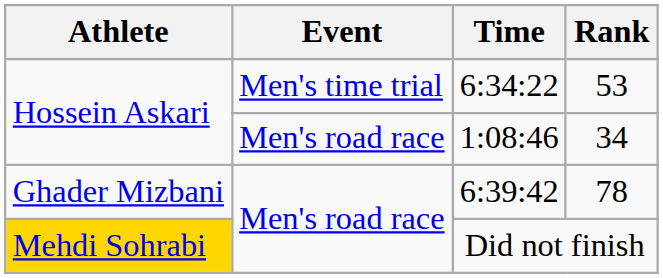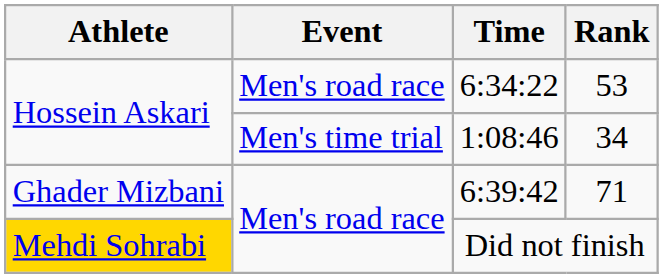(341, 85) Men's time trial -> (342, 85) Men's road race
(342, 138) Men's road race -> (341, 138) Men's time trial
(612, 191) 78 -> (612, 191) 71
